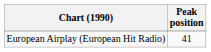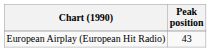(187, 39) 41 -> (187, 39) 43
